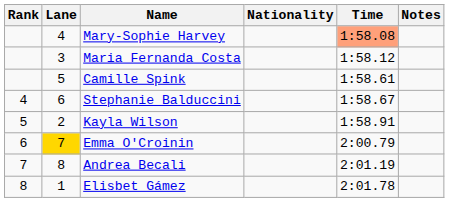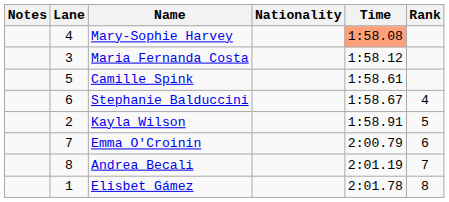columns swapped: (23, 15) <-> (421, 15)
(61, 144) gold background -> (69, 144) no background
